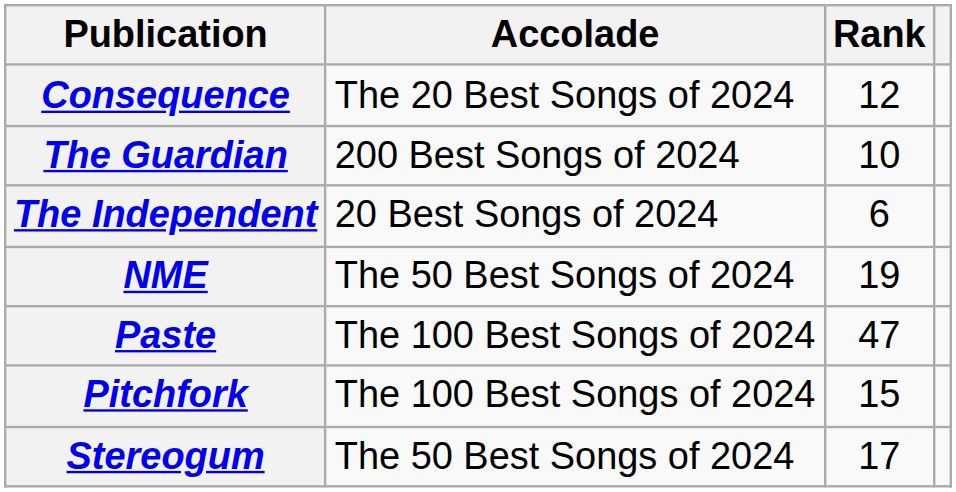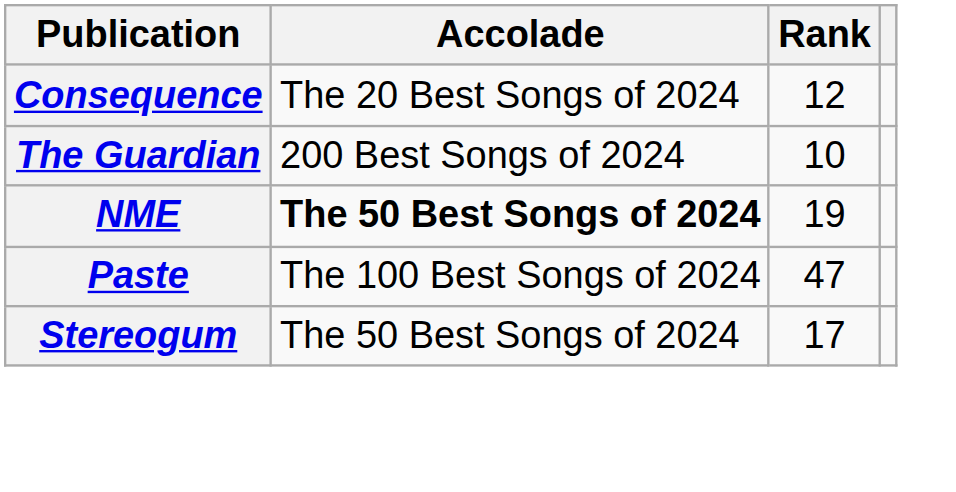- row: (166, 214)
(565, 275) normal -> (520, 214) bold
- row: (166, 395)
